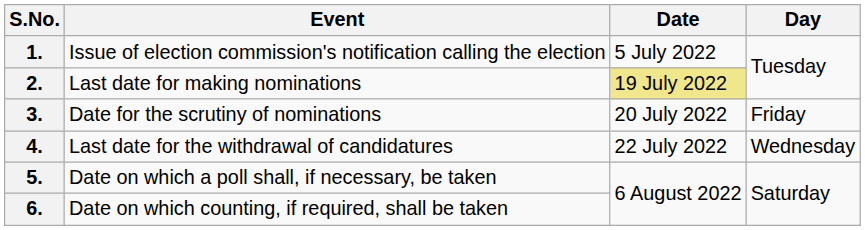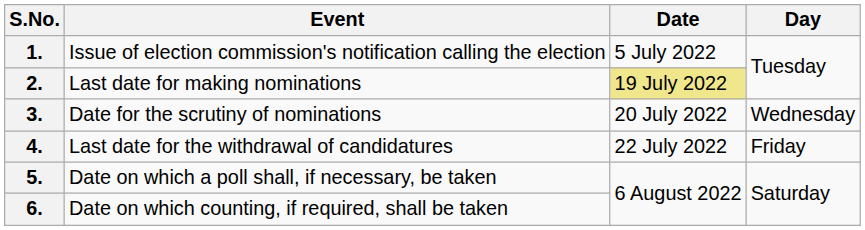(778, 114) Friday -> (803, 114) Wednesday
(803, 146) Wednesday -> (778, 146) Friday
